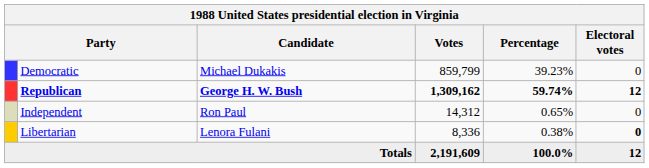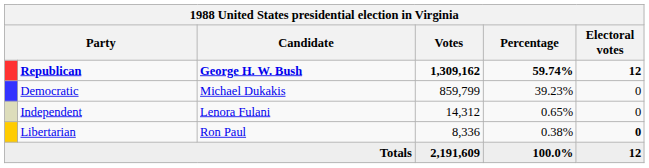rows swapped: (51, 91) <-> (50, 70)
(223, 111) Ron Paul -> (235, 111) Lenora Fulani
(235, 132) Lenora Fulani -> (223, 132) Ron Paul
